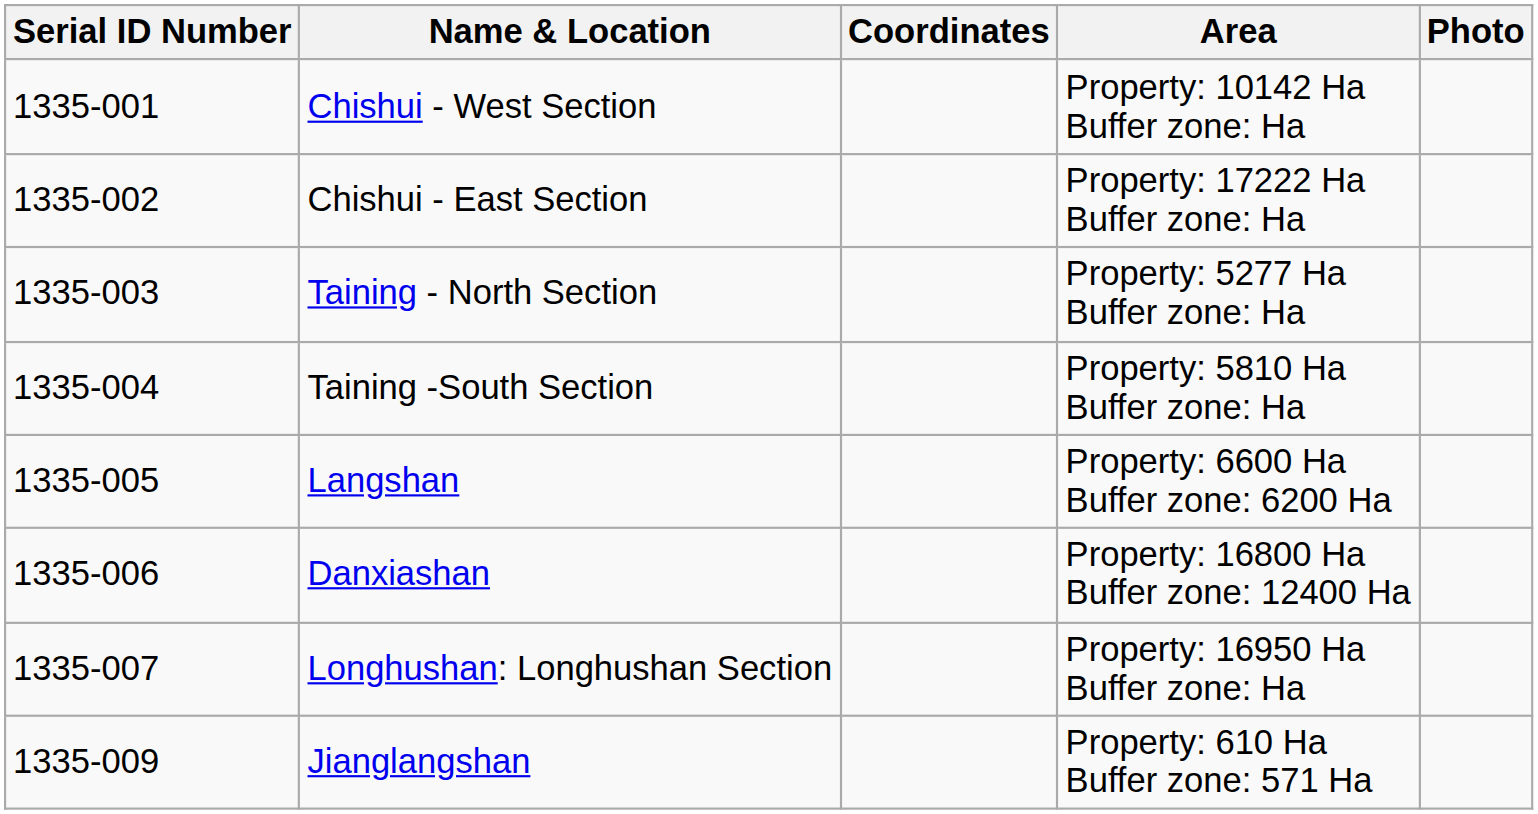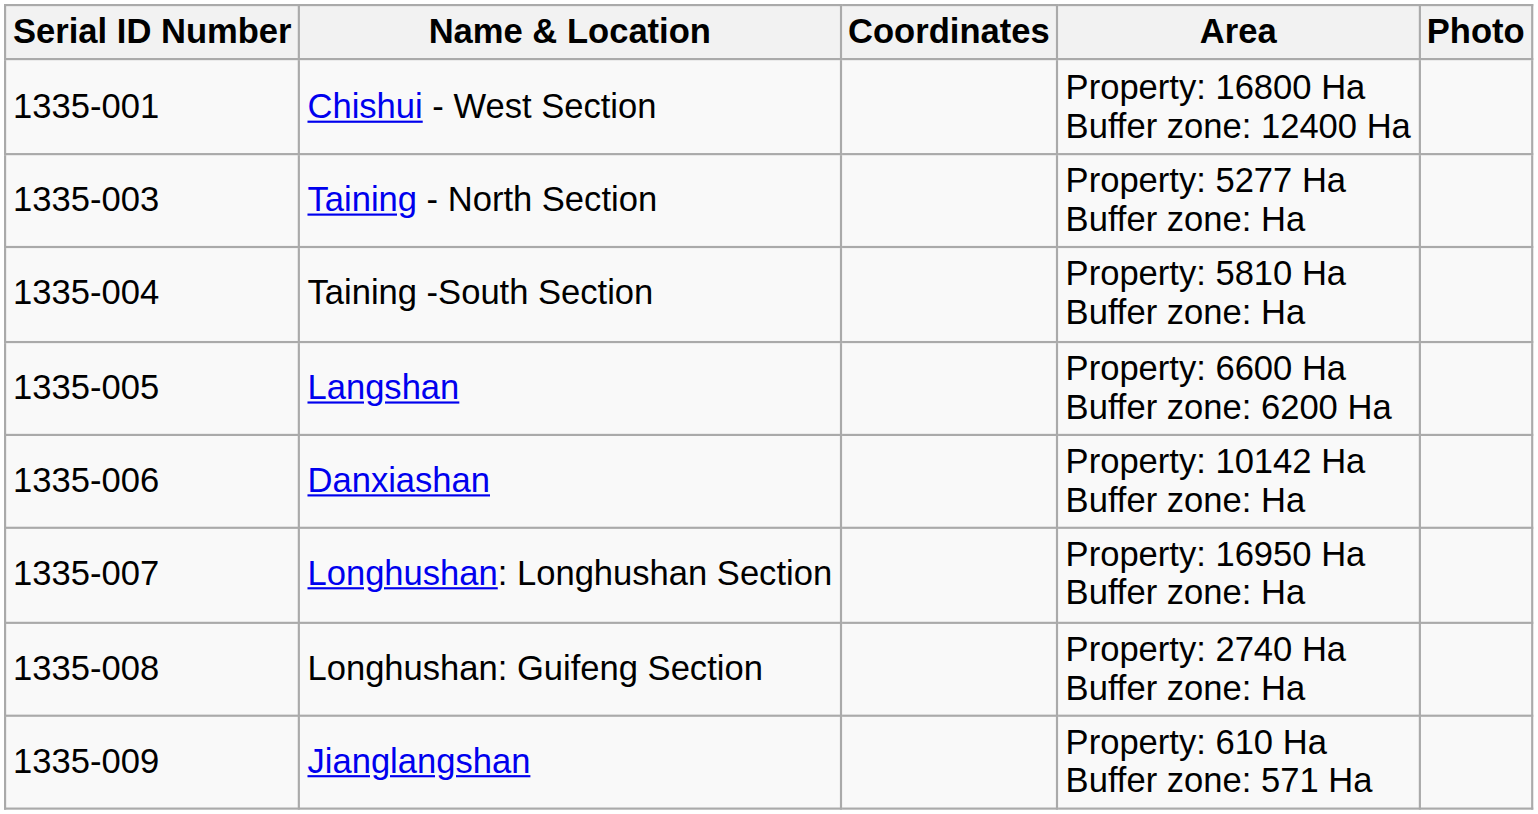(1215, 106) Property: 10142 Ha Buffer zone: Ha -> (1238, 106) Property: 16800 Ha Buffer zone: 12400 Ha
- row: (477, 199)
(1238, 574) Property: 16800 Ha Buffer zone: 12400 Ha -> (1215, 480) Property: 10142 Ha Buffer zone: Ha
+ row: (535, 668)
